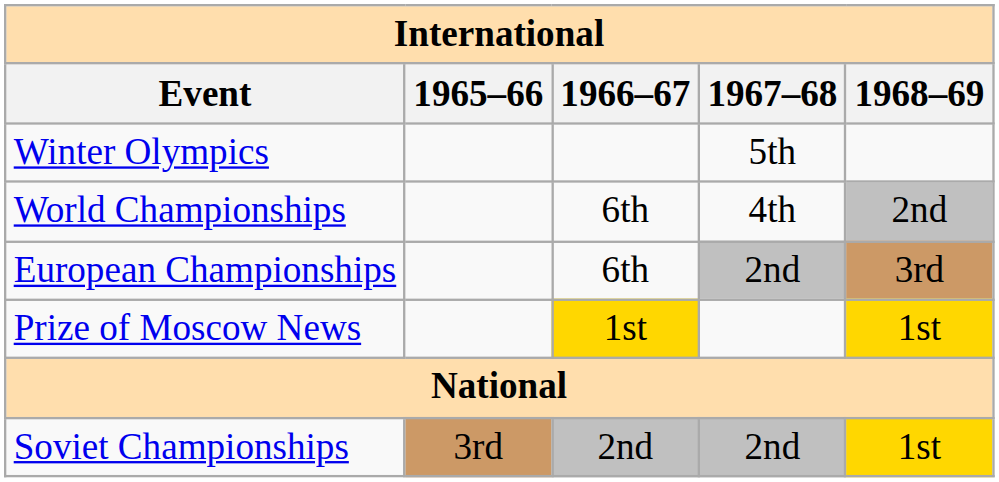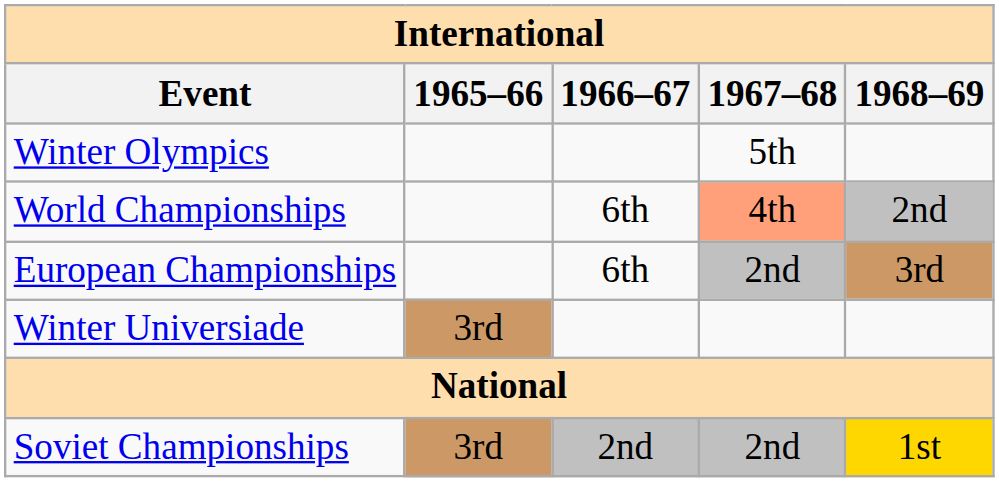(772, 210) no background -> (772, 210) lightsalmon background
- row: (187, 328)
+ row: (159, 328)
